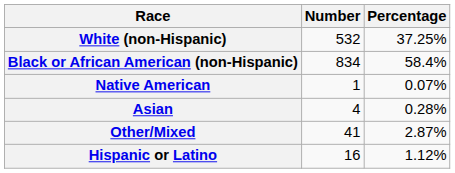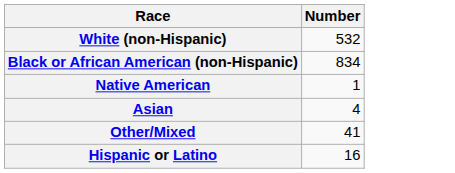- column: (407, 16)
